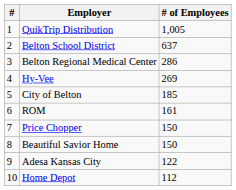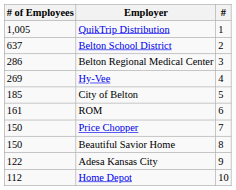columns swapped: (12, 12) <-> (195, 12)
